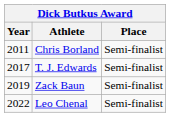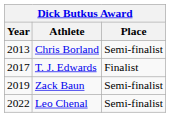(18, 49) 2011 -> (18, 49) 2013
(134, 67) Semi-finalist -> (121, 67) Finalist
